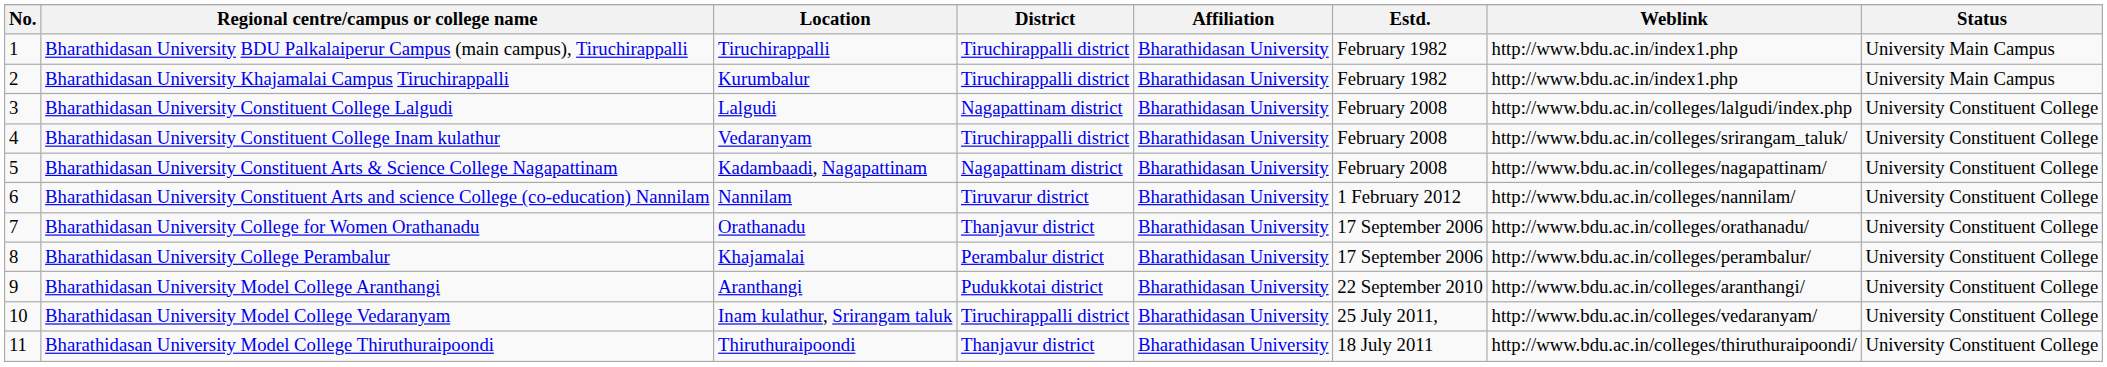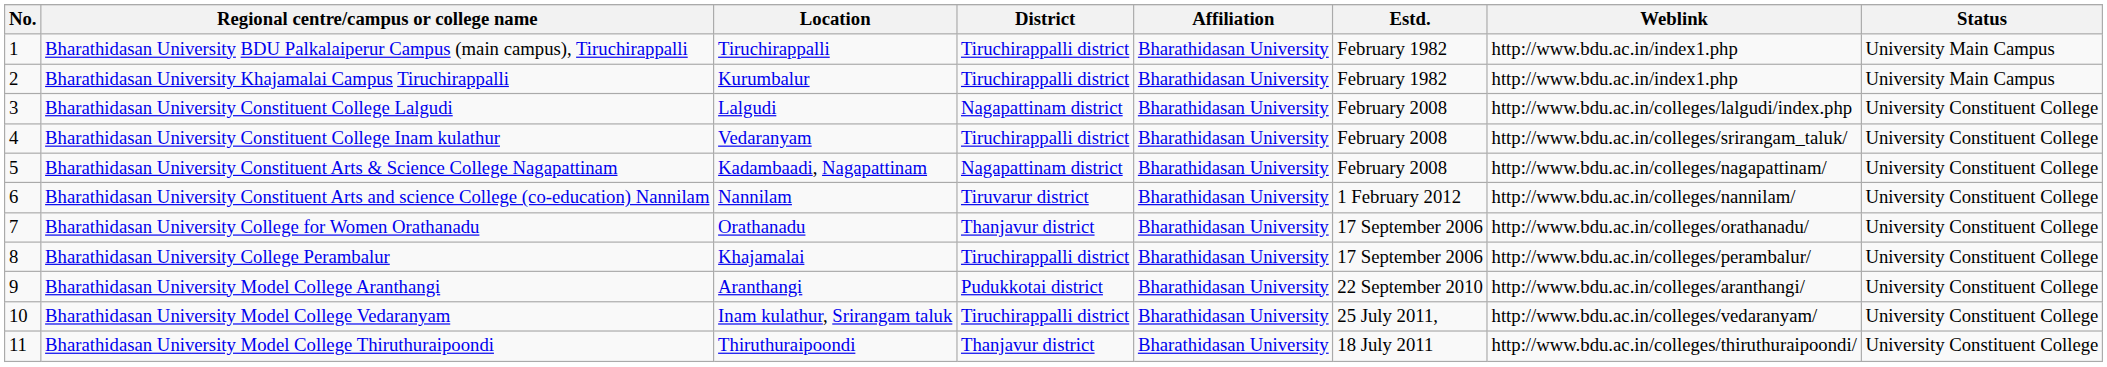(1032, 256) Perambalur district -> (1045, 256) Tiruchirappalli district
